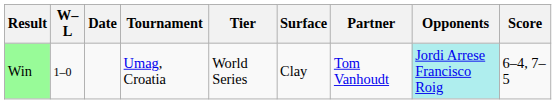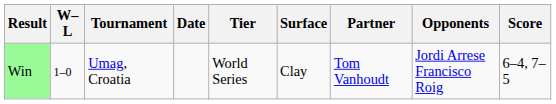columns swapped: (103, 24) <-> (165, 24)
(450, 71) paleturquoise background -> (450, 71) no background
